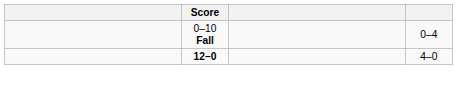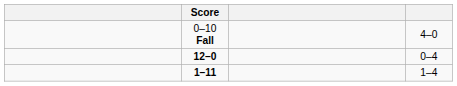(429, 34) 0–4 -> (429, 34) 4–0
(429, 56) 4–0 -> (429, 56) 0–4
+ row: (205, 72)
